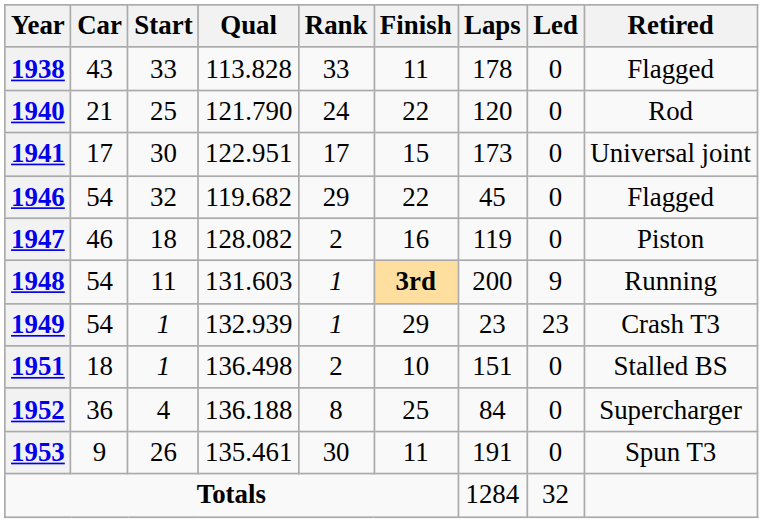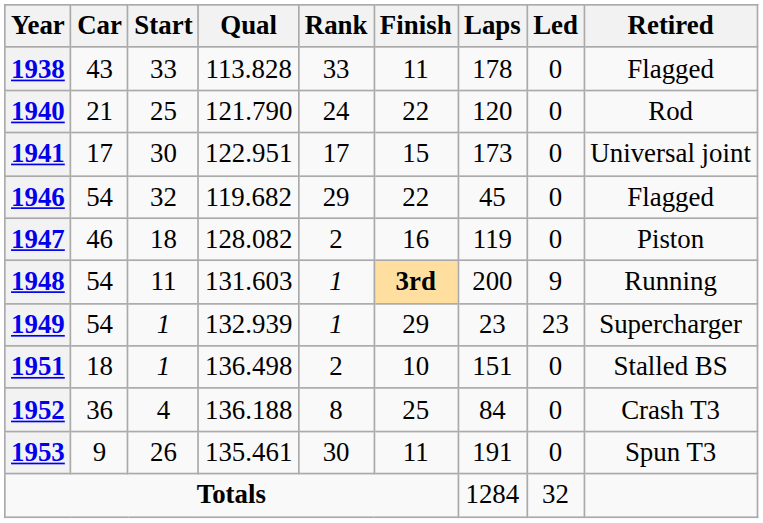(671, 324) Crash T3 -> (671, 324) Supercharger
(671, 409) Supercharger -> (671, 409) Crash T3
